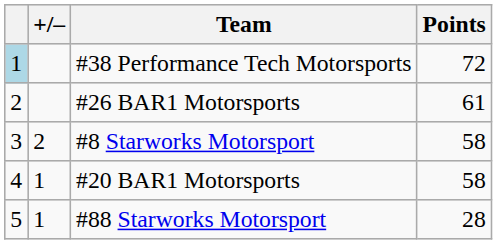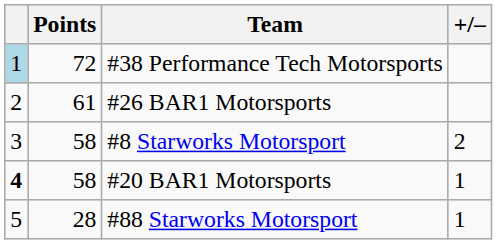columns swapped: (49, 24) <-> (454, 24)
(16, 180) normal -> (16, 180) bold
